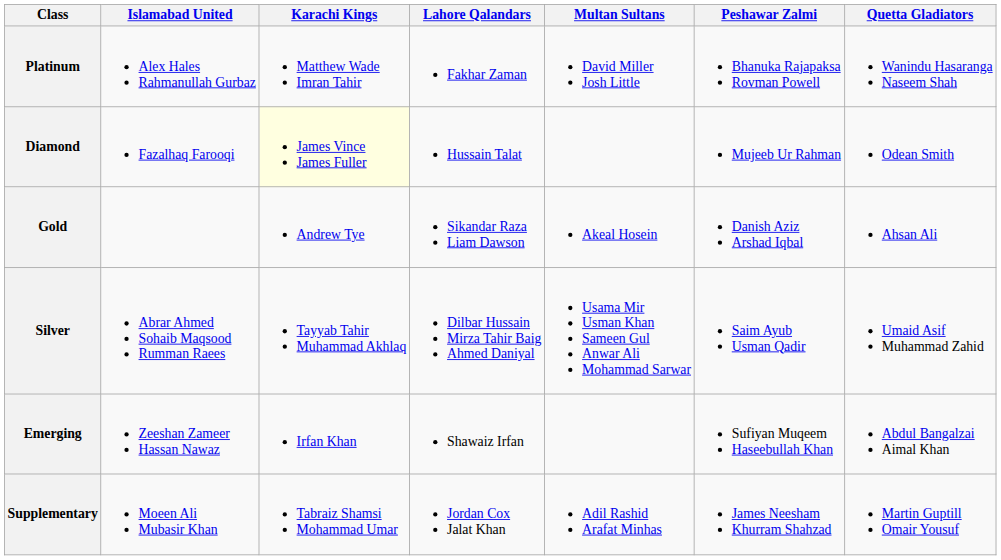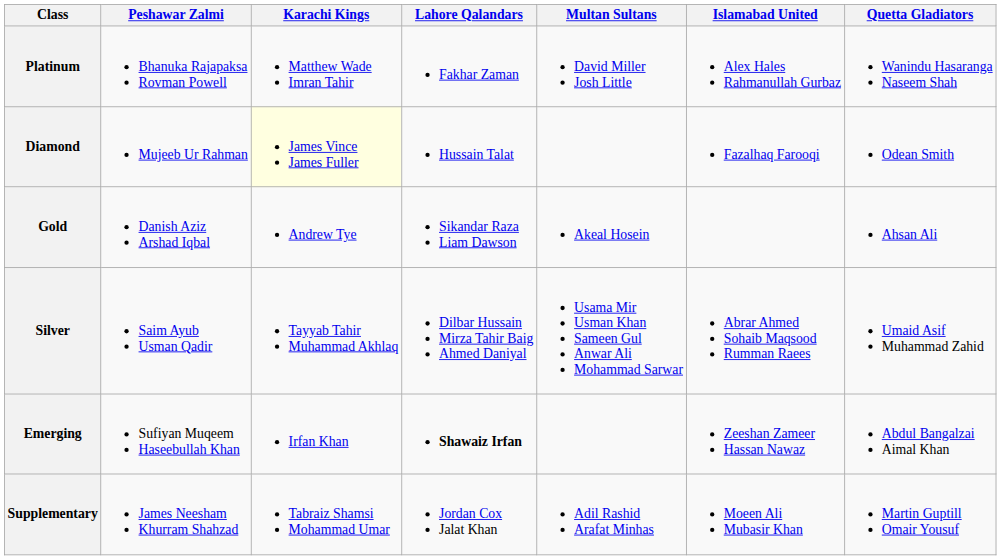columns swapped: (180, 15) <-> (769, 15)
(477, 442) normal -> (469, 442) bold
